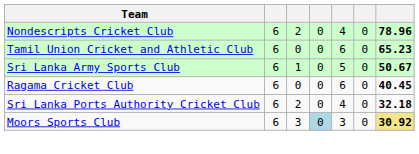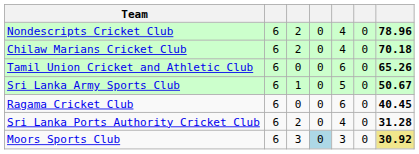+ row: (97, 49)
(395, 49) 65.23 -> (395, 67) 65.26
(395, 103) 32.18 -> (395, 121) 31.28
